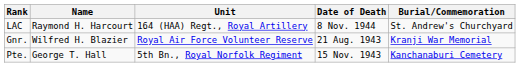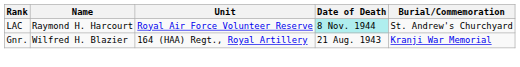(222, 26) 164 (HAA) Regt., Royal Artillery -> (225, 26) Royal Air Force Volunteer Reserve
(346, 26) no background -> (346, 26) paleturquoise background
(225, 40) Royal Air Force Volunteer Reserve -> (222, 40) 164 (HAA) Regt., Royal Artillery
- row: (17, 55)
